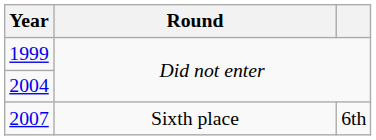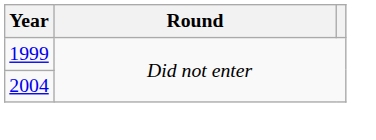- row: (29, 118)
